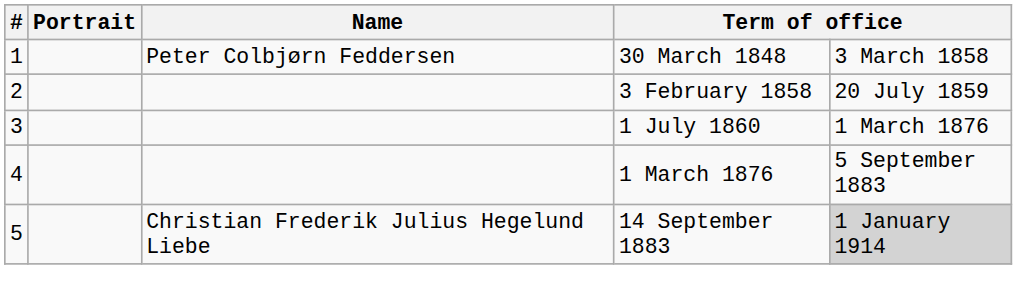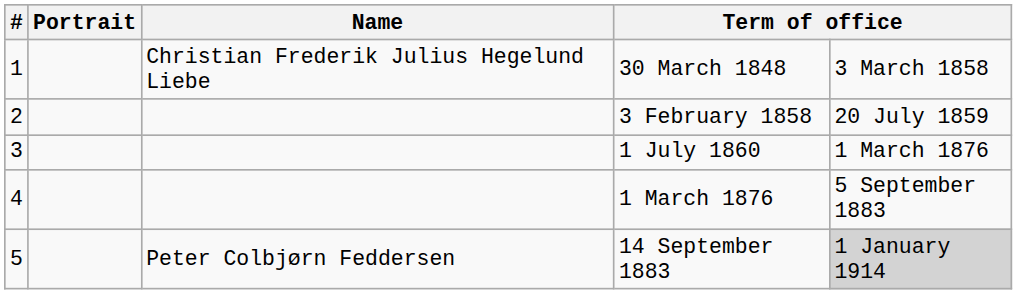(301, 57) Peter Colbjørn Feddersen -> (365, 70) Christian Frederik Julius Hegelund Liebe
(365, 234) Christian Frederik Julius Hegelund Liebe -> (301, 259) Peter Colbjørn Feddersen
